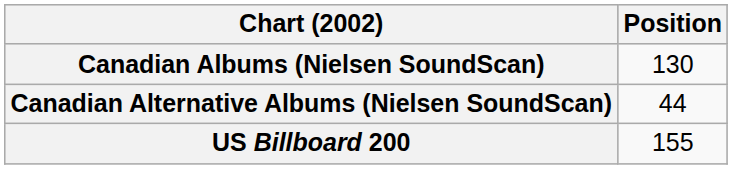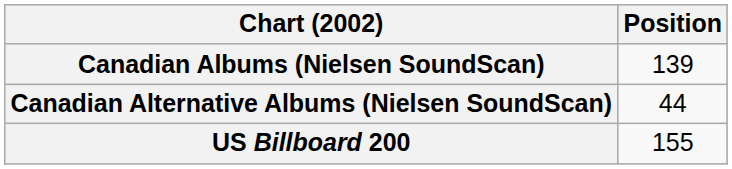(673, 63) 130 -> (673, 63) 139
